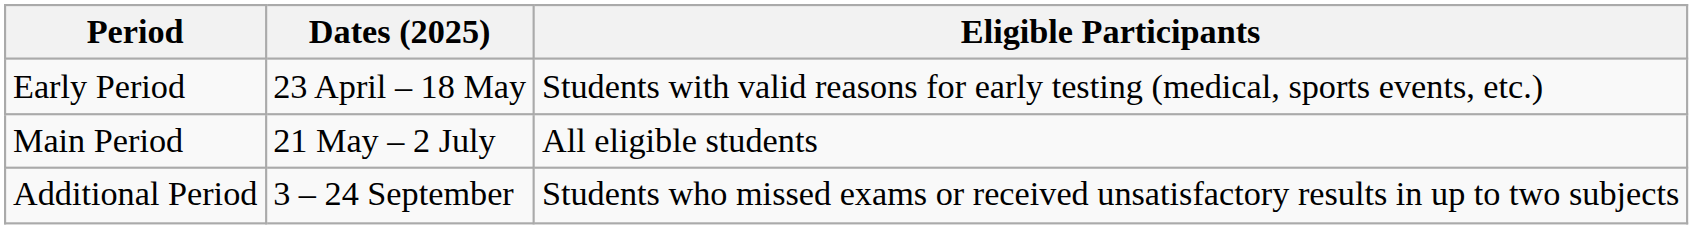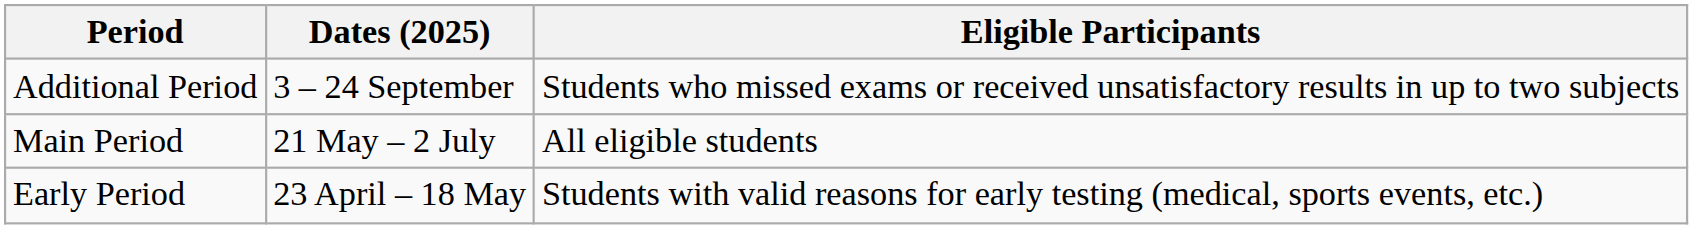rows swapped: (99, 85) <-> (135, 194)
